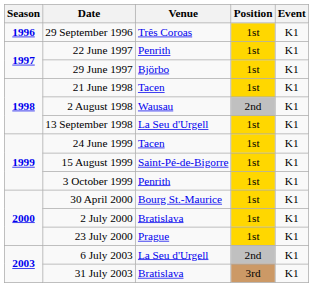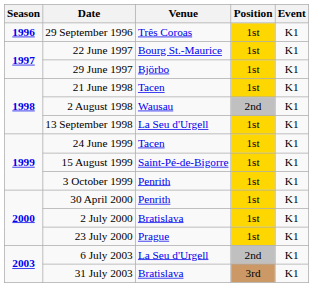(154, 51) Penrith -> (180, 51) Bourg St.-Maurice
(180, 199) Bourg St.-Maurice -> (154, 199) Penrith
